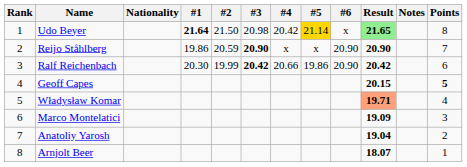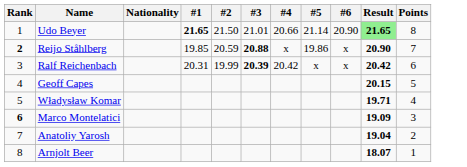- column: (412, 13)
(196, 30) 21.64 -> (196, 30) 21.65
(256, 30) 20.98 -> (256, 30) 21.01
(286, 30) 20.42 -> (286, 30) 20.66
(316, 30) gold background -> (316, 30) no background
(346, 30) x -> (346, 30) 20.90
(20, 48) normal -> (20, 48) bold
(196, 48) 19.86 -> (196, 48) 19.85
(256, 48) 20.90 -> (256, 48) 20.88
(316, 48) x -> (316, 48) 19.86
(346, 48) 20.90 -> (346, 48) x
(196, 65) 20.30 -> (196, 65) 20.31
(256, 65) 20.42 -> (256, 65) 20.39
(286, 65) 20.66 -> (286, 65) 20.42
(316, 65) 19.86 -> (316, 65) x
(346, 65) 20.90 -> (346, 65) x
(445, 83) bold -> (413, 83) normal
(378, 100) lightsalmon background -> (378, 100) no background
(20, 118) normal -> (20, 118) bold
